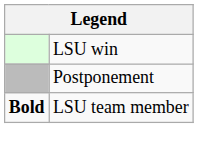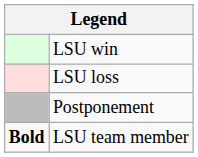+ row: (86, 78)
